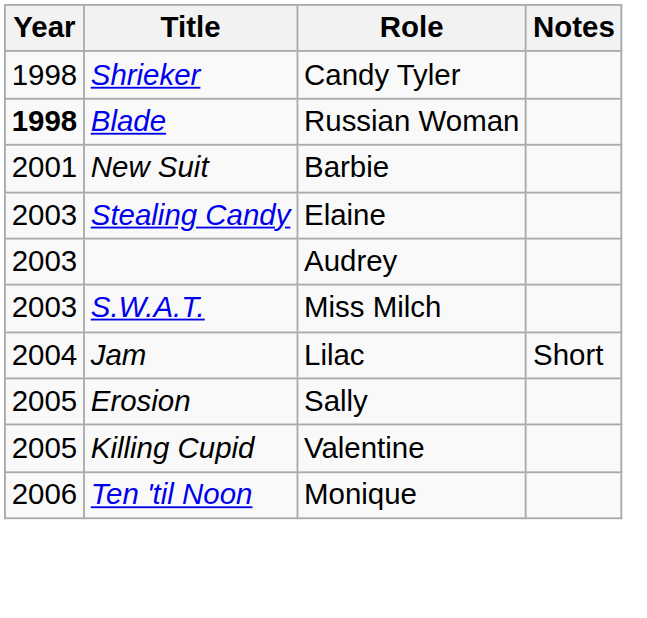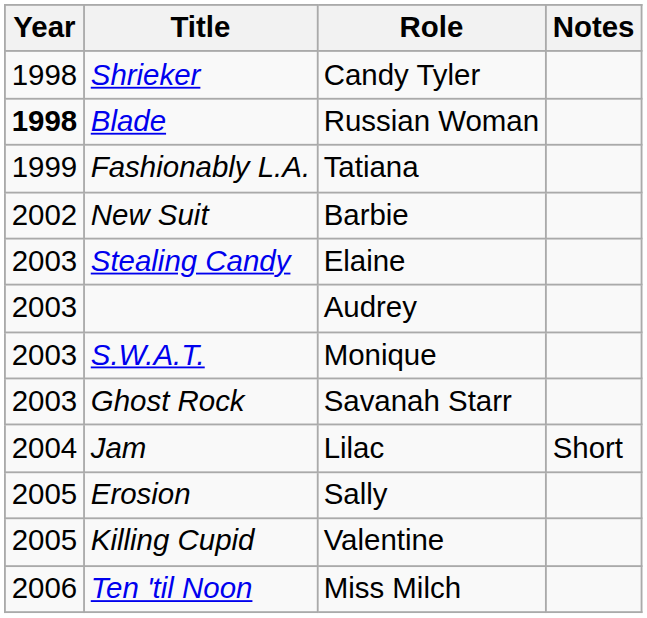+ row: (200, 167)
(44, 167) 2001 -> (44, 214) 2002
(373, 307) Miss Milch -> (380, 354) Monique
+ row: (168, 401)
(360, 494) Monique -> (392, 588) Miss Milch
